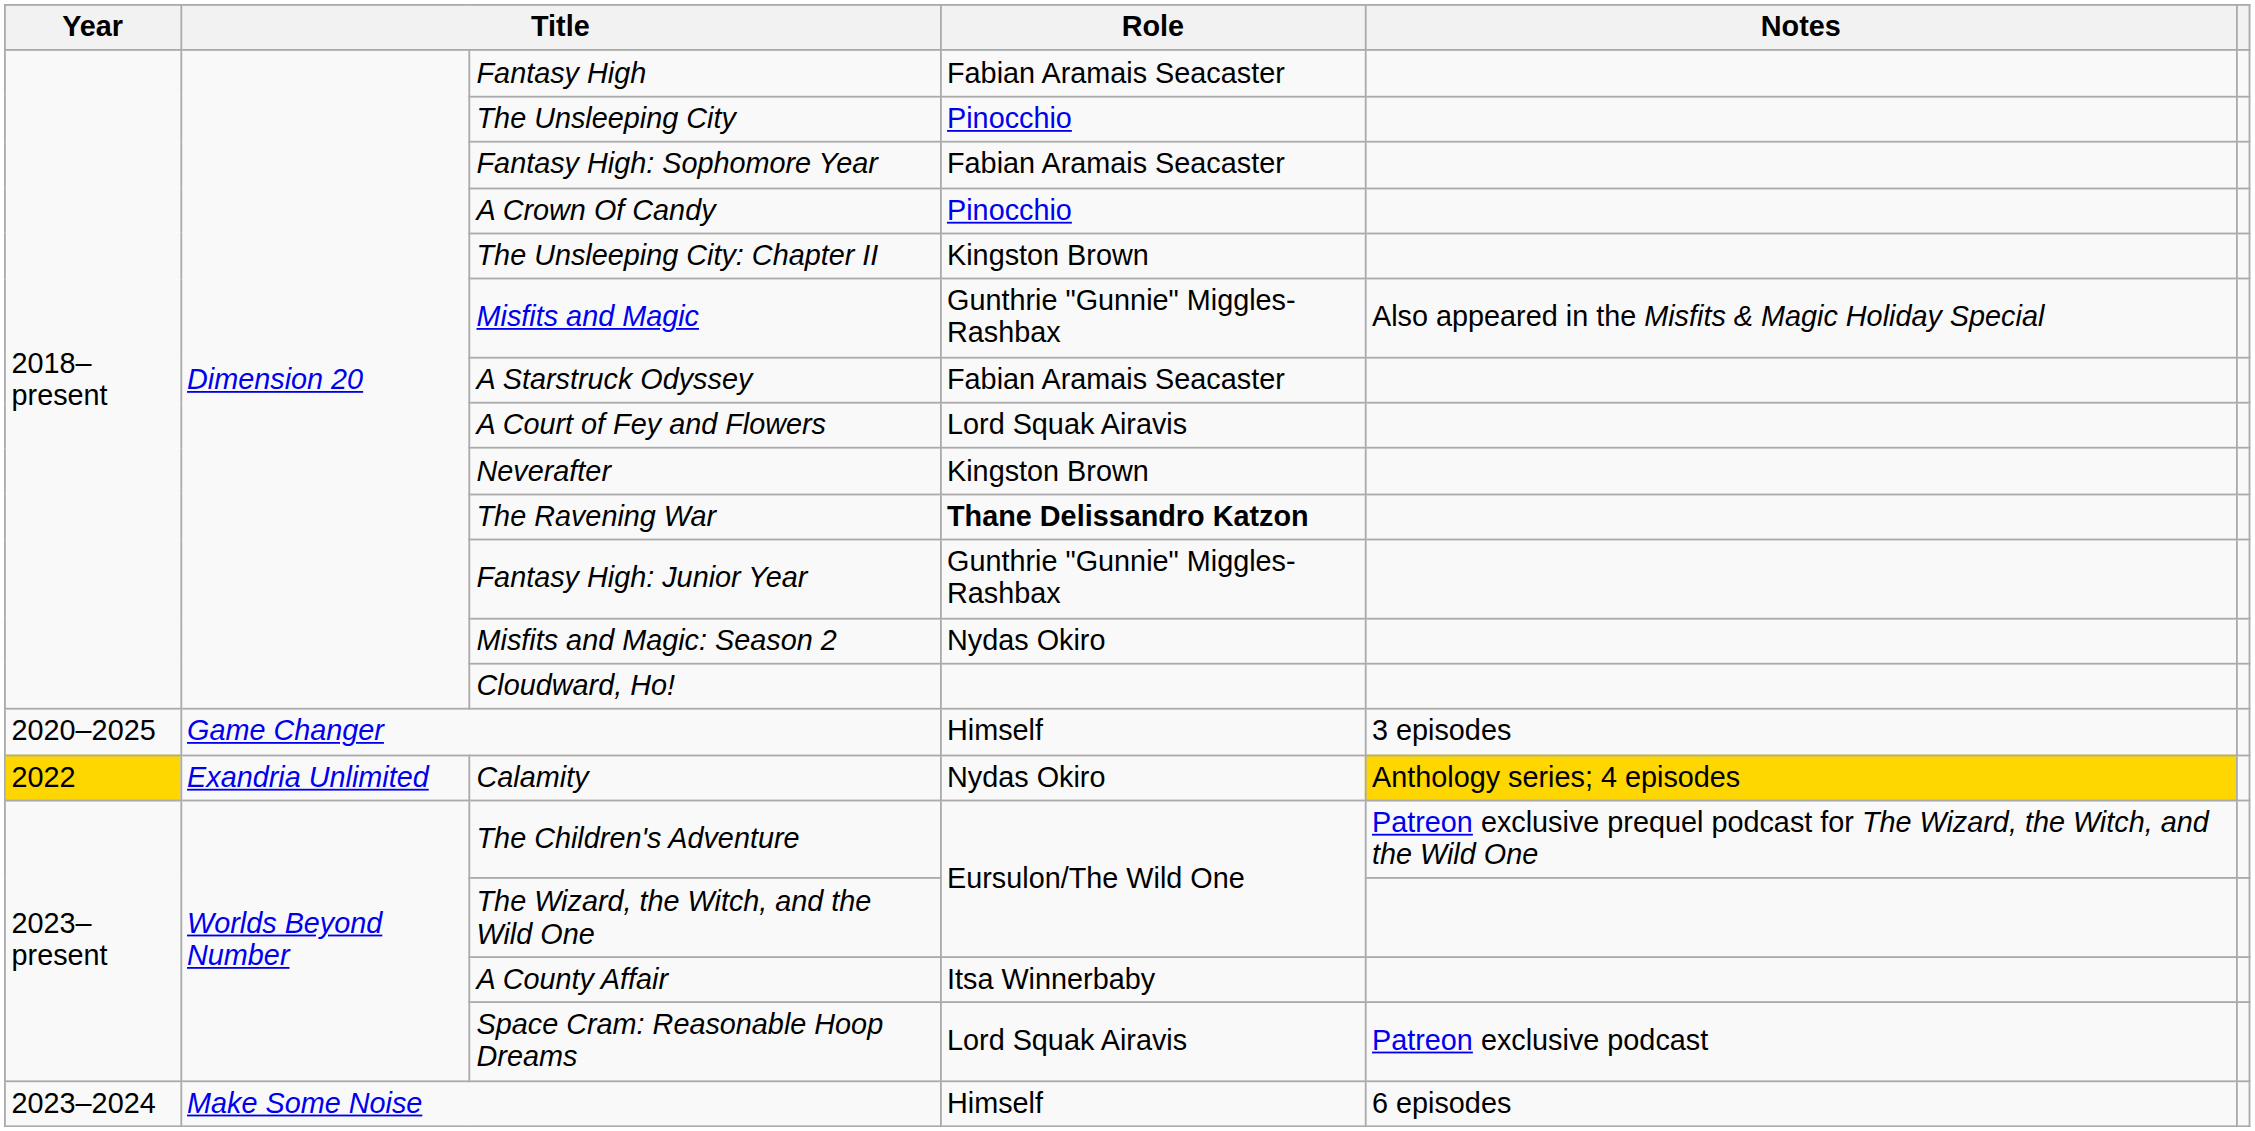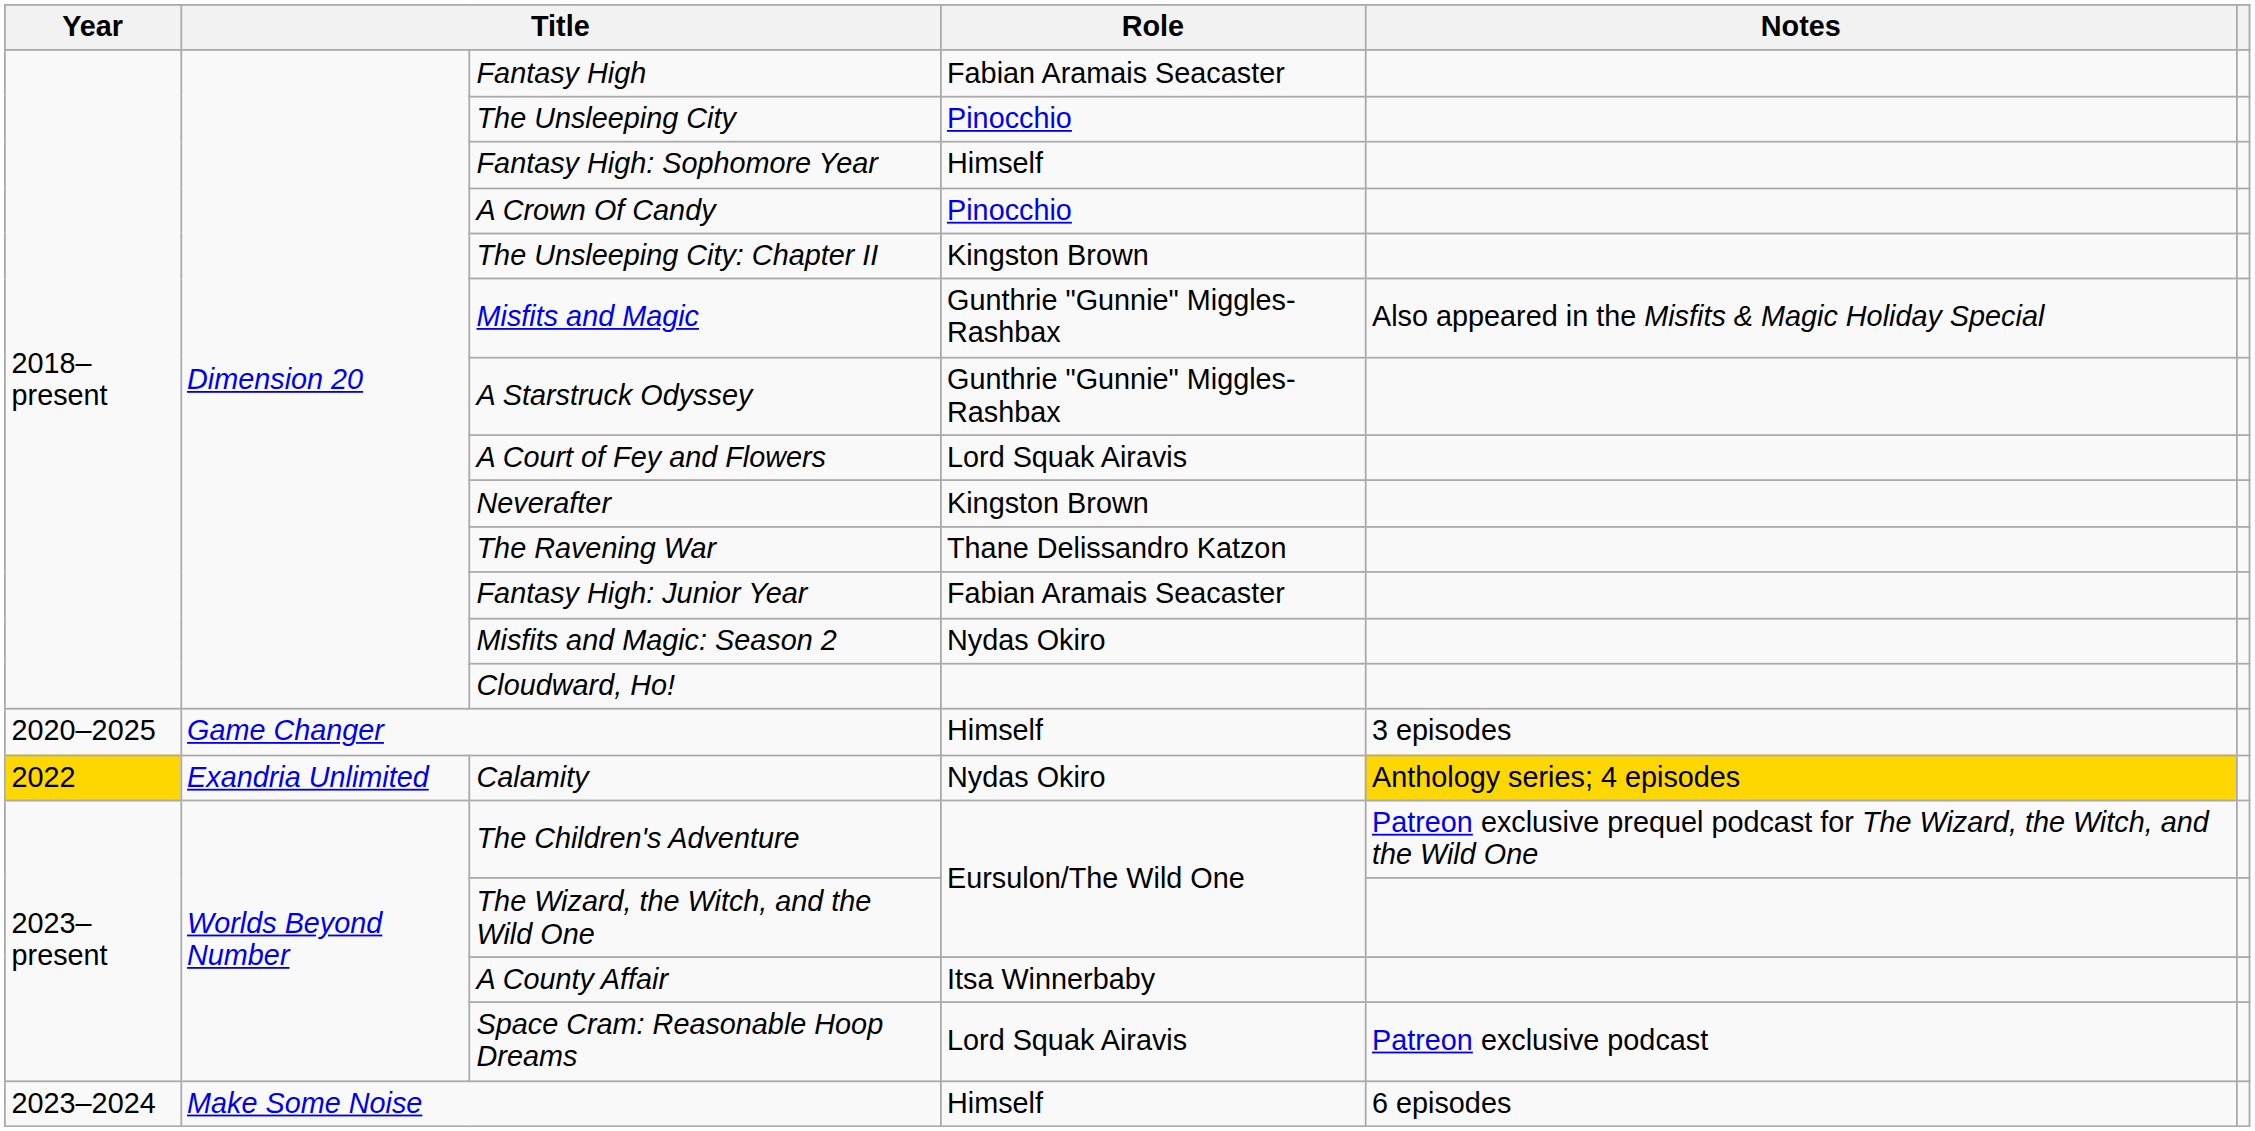(1116, 164) Fabian Aramais Seacaster -> (995, 164) Himself
(1116, 379) Fabian Aramais Seacaster -> (1121, 395) Gunthrie "Gunnie" Miggles-Rashbax
(1128, 516) bold -> (1117, 548) normal
(1121, 578) Gunthrie "Gunnie" Miggles-Rashbax -> (1116, 594) Fabian Aramais Seacaster
